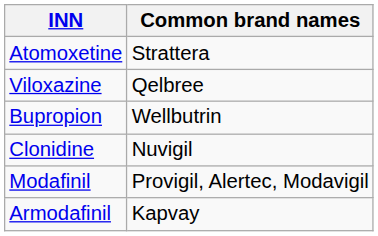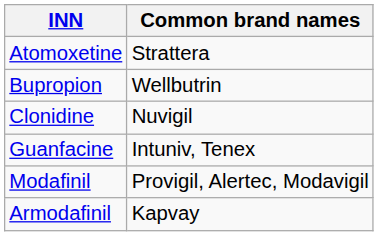- row: (55, 85)
+ row: (61, 149)
